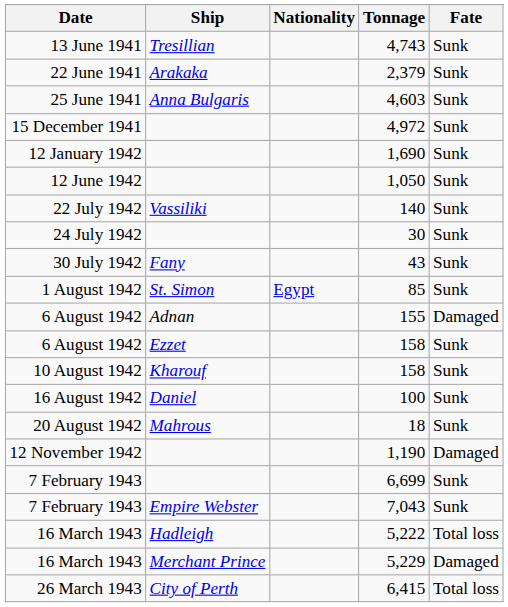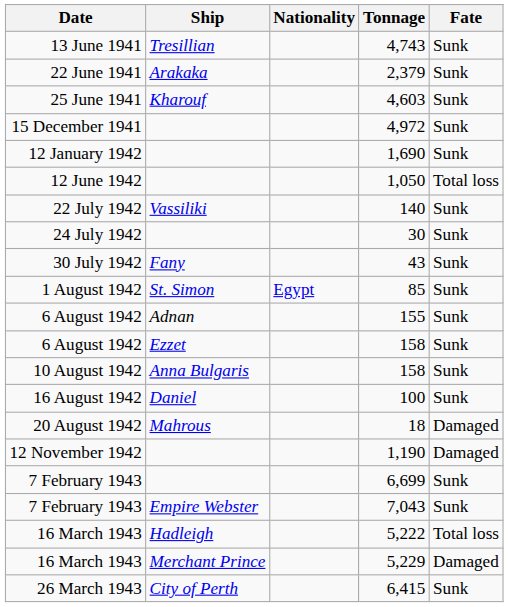(199, 99) Anna Bulgaris -> (178, 99) Kharouf
(451, 180) Sunk -> (466, 180) Total loss
(466, 316) Damaged -> (451, 316) Sunk
(178, 371) Kharouf -> (199, 371) Anna Bulgaris
(451, 425) Sunk -> (466, 425) Damaged
(466, 588) Total loss -> (451, 588) Sunk
